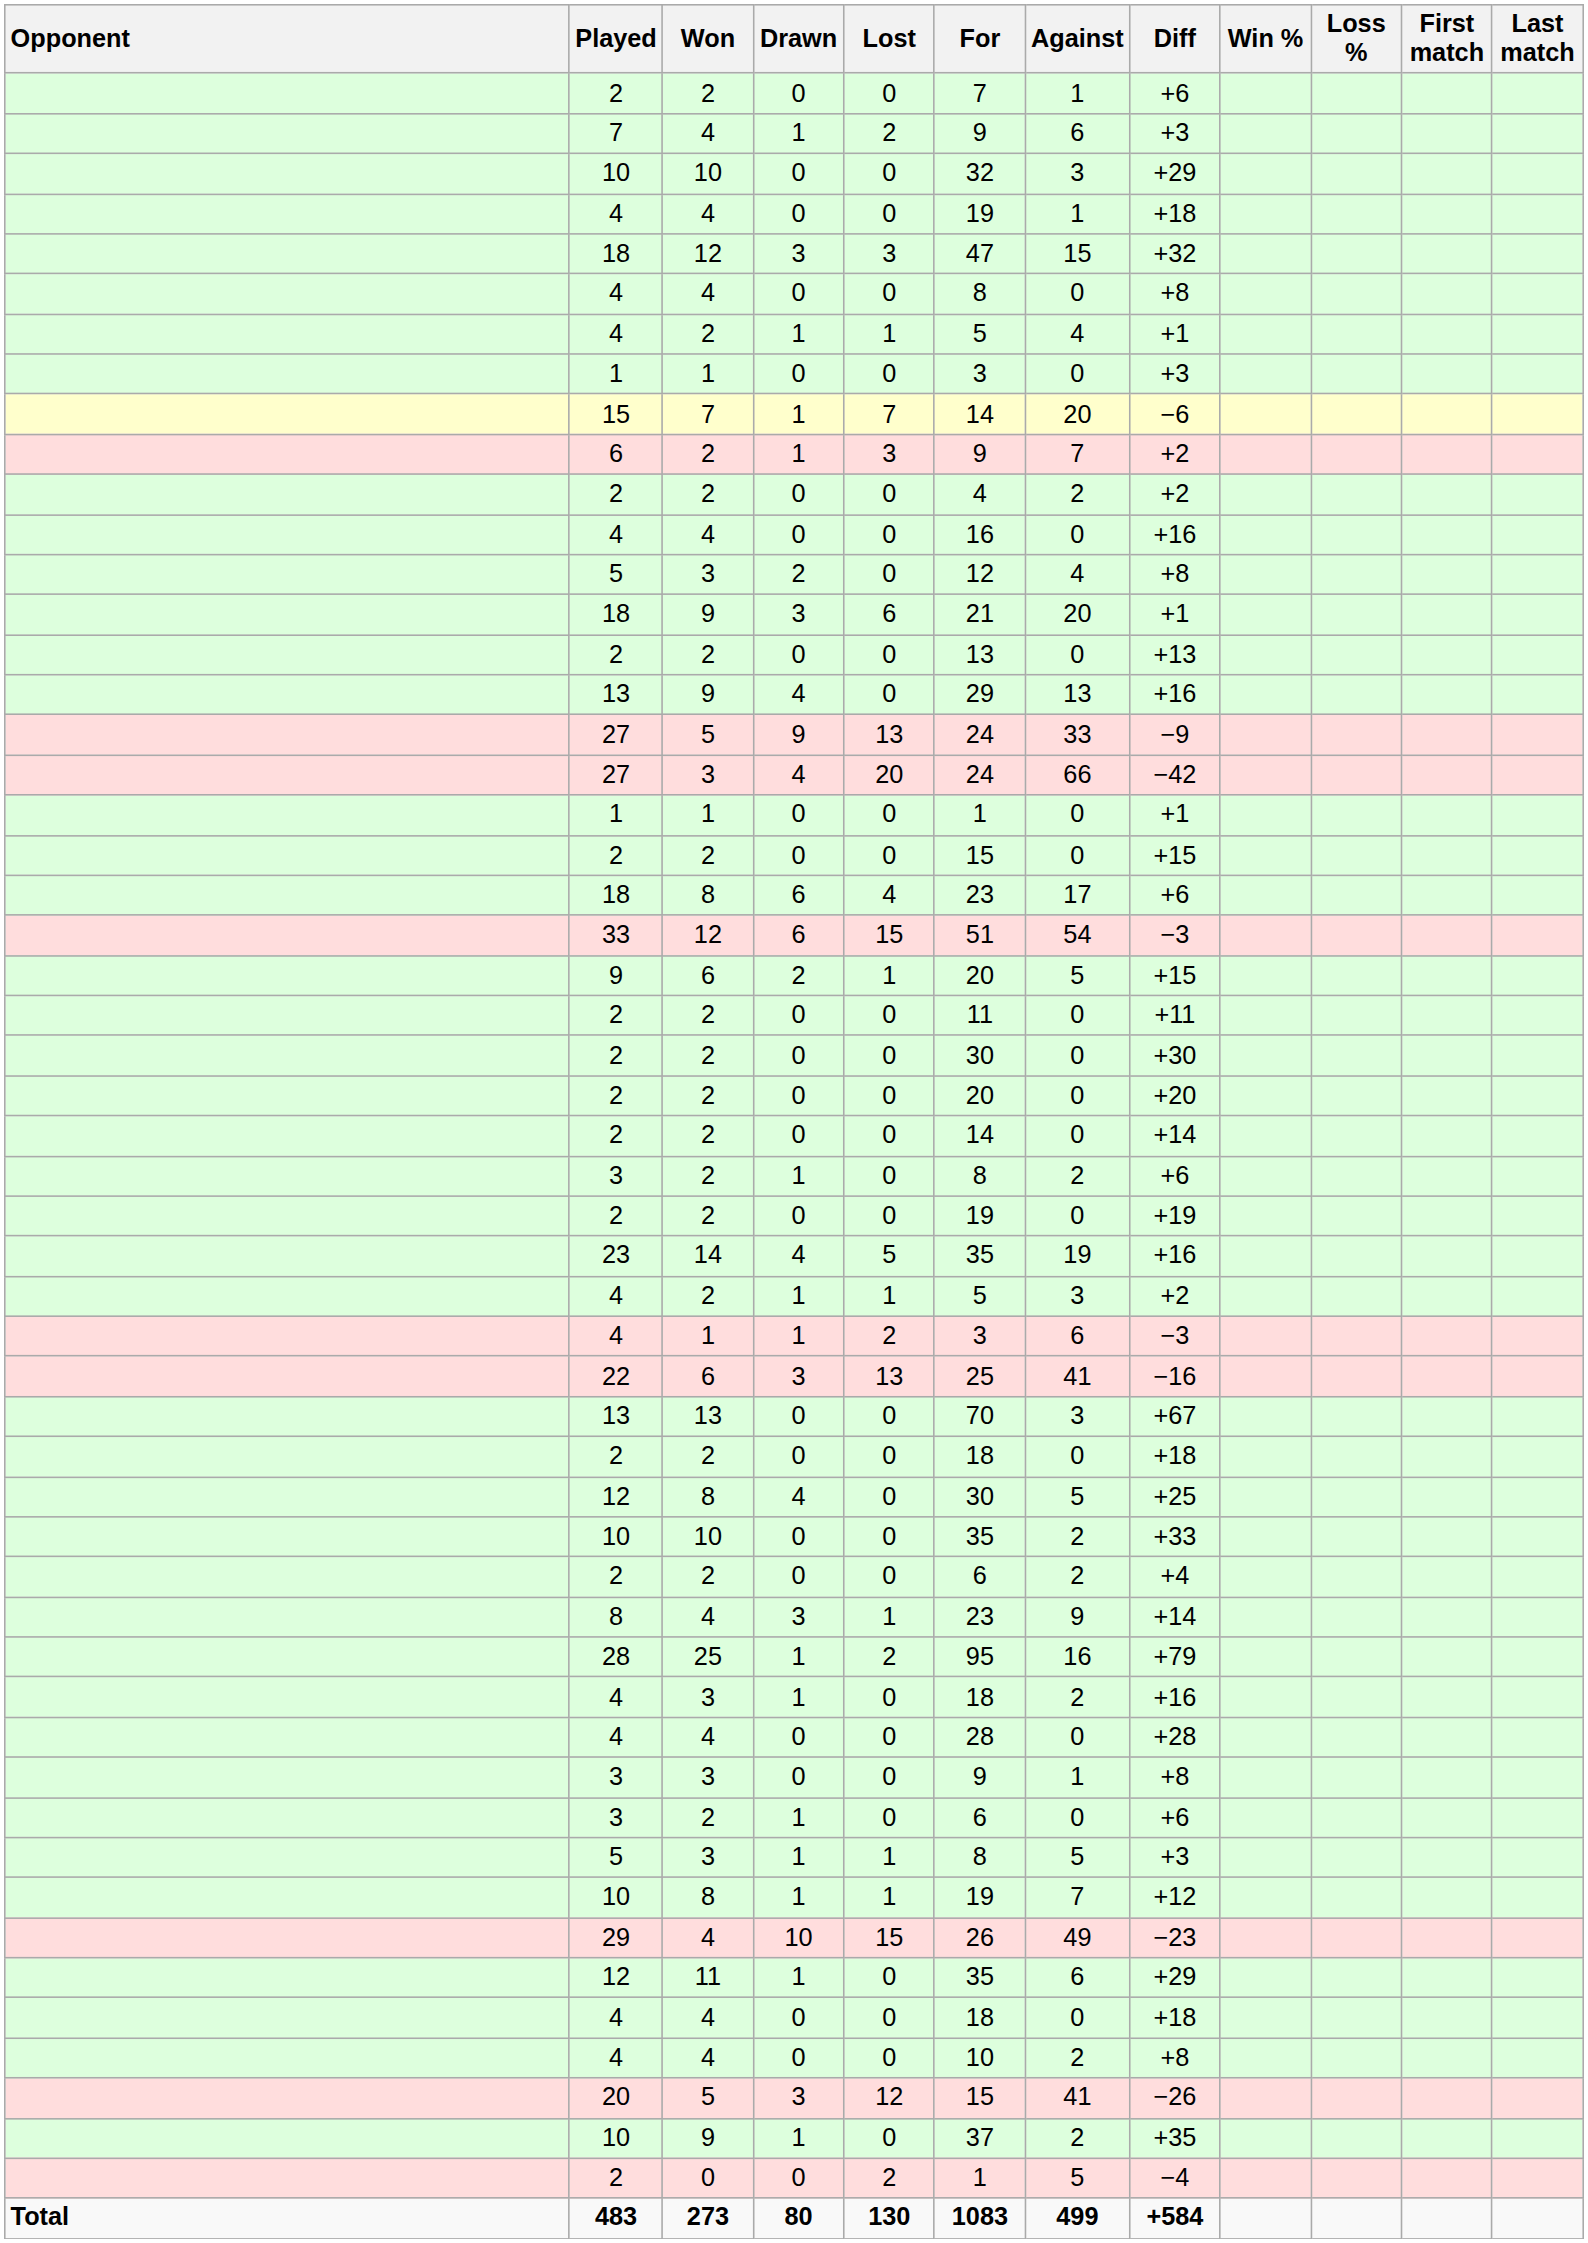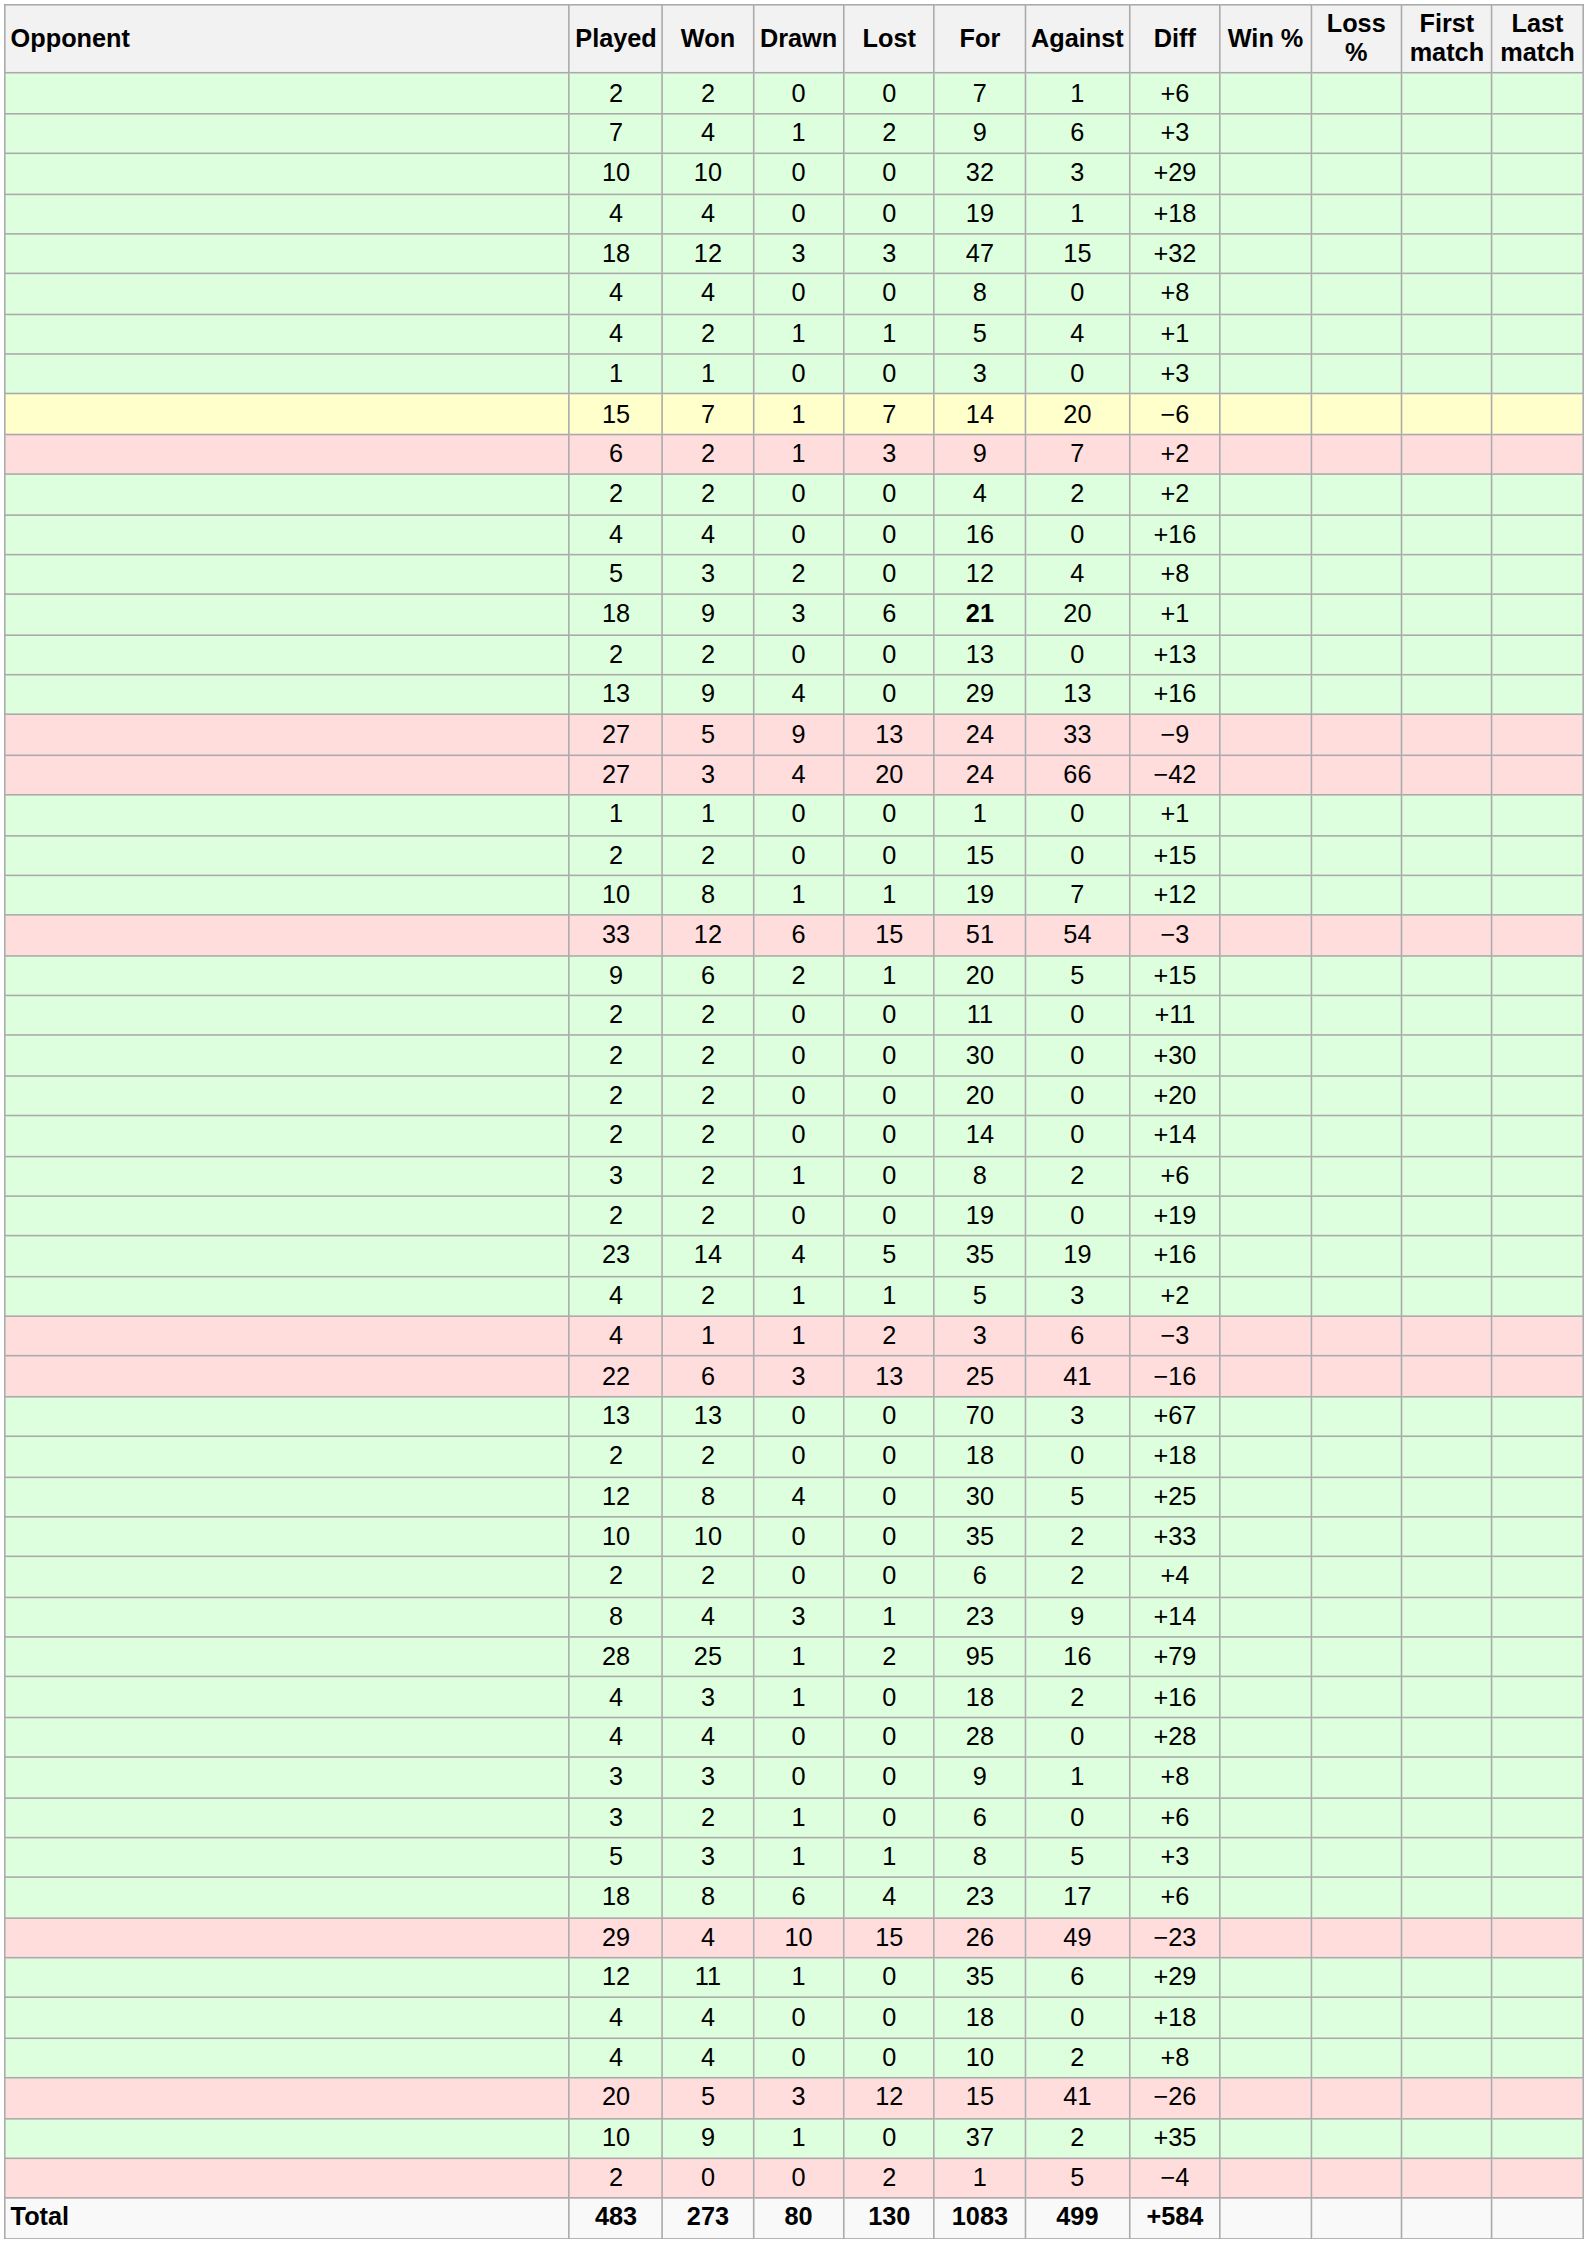(980, 614) normal -> (980, 614) bold
rows swapped: (616, 1897) <-> (616, 894)
